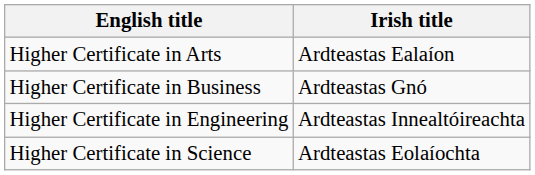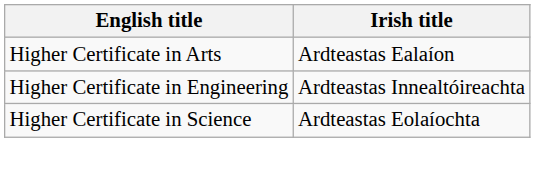- row: (135, 86)
